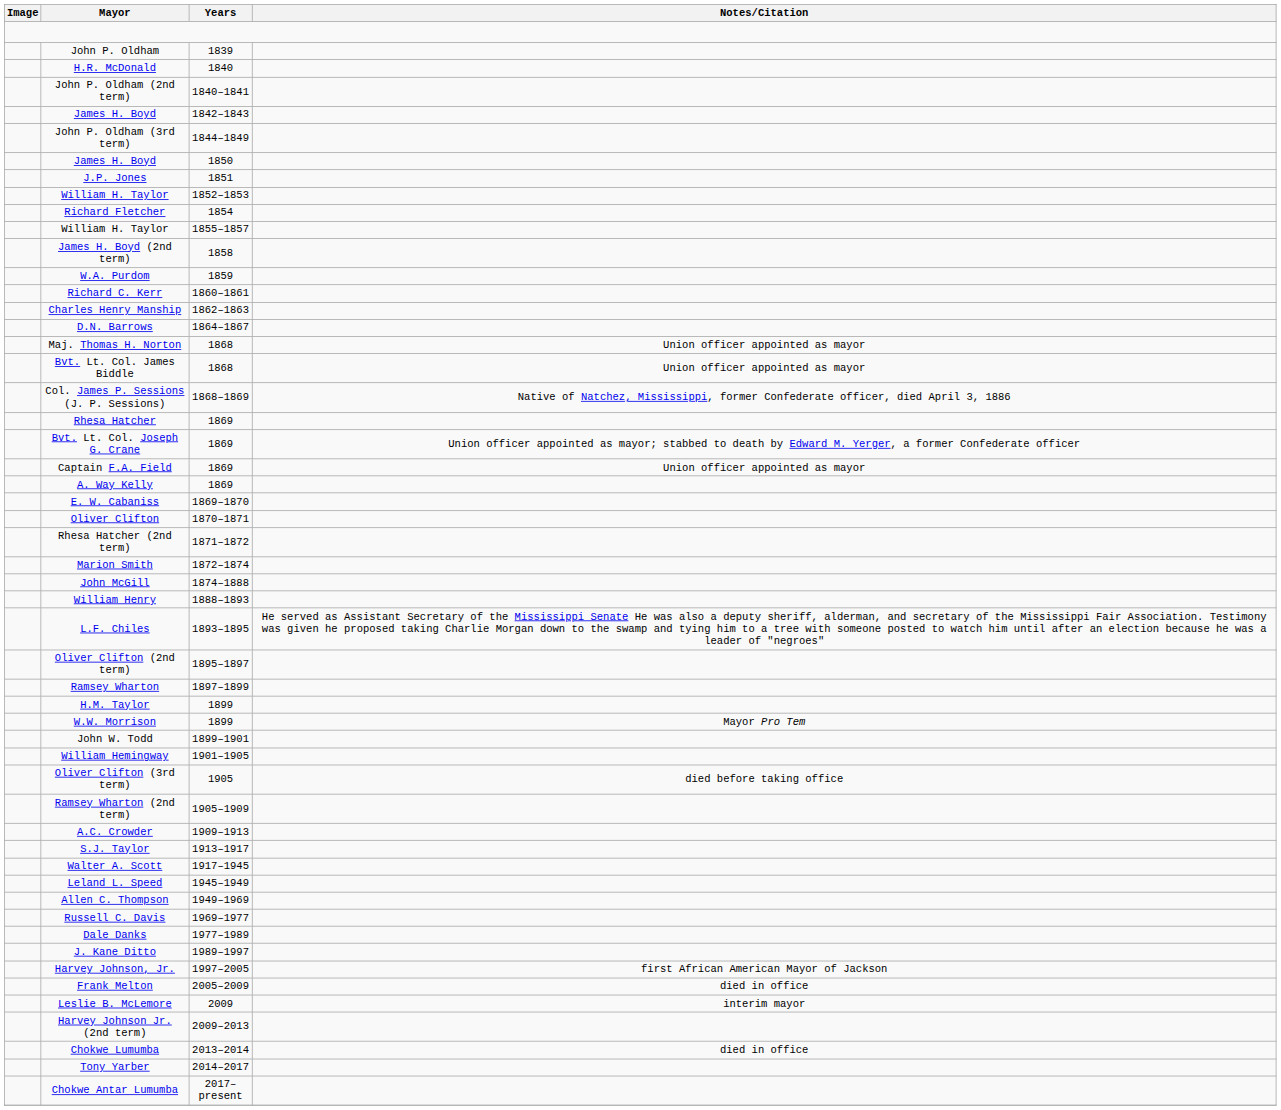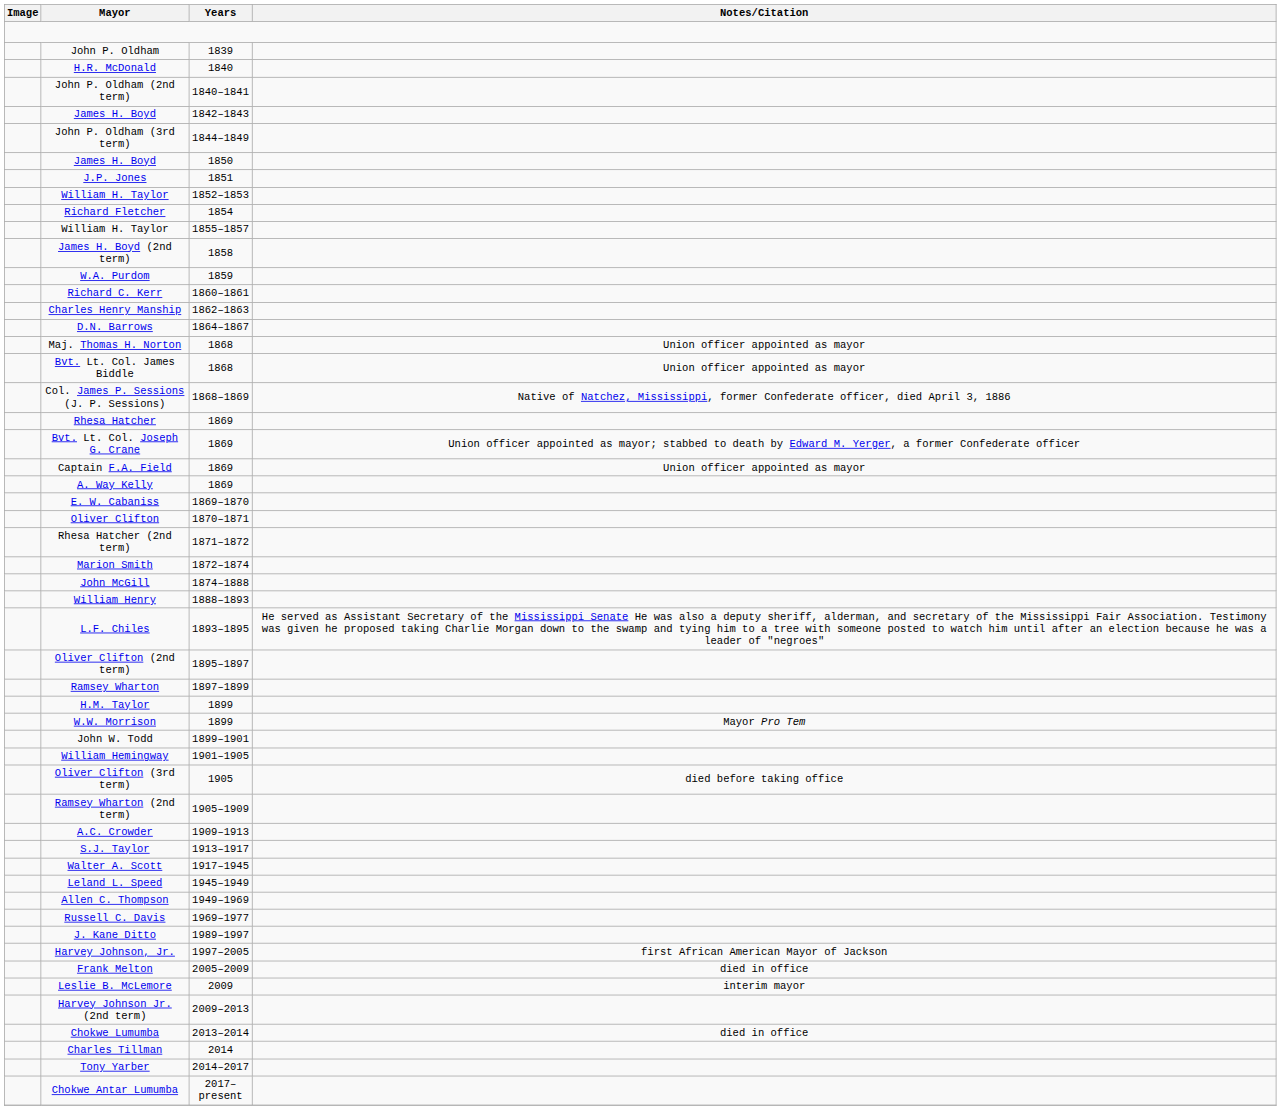- row: (115, 935)
+ row: (115, 1050)
